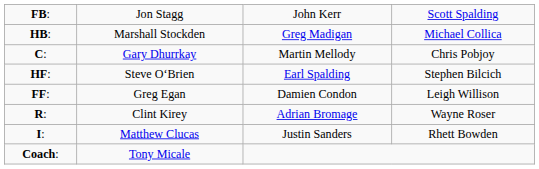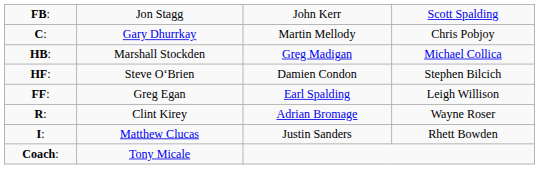rows swapped: (40, 34) <-> (40, 54)
(317, 74) Earl Spalding -> (317, 74) Damien Condon
(317, 94) Damien Condon -> (317, 94) Earl Spalding
